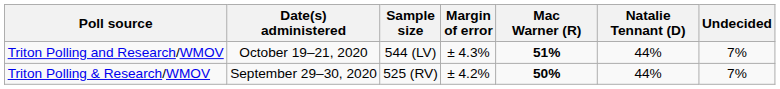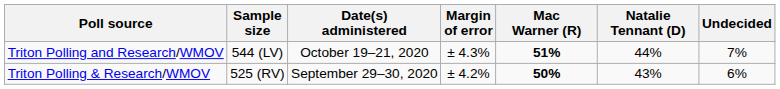columns swapped: (303, 23) <-> (410, 23)
(648, 74) 44% -> (648, 74) 43%
(737, 74) 7% -> (737, 74) 6%
